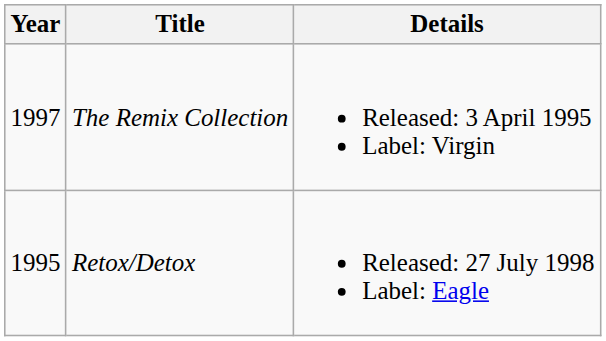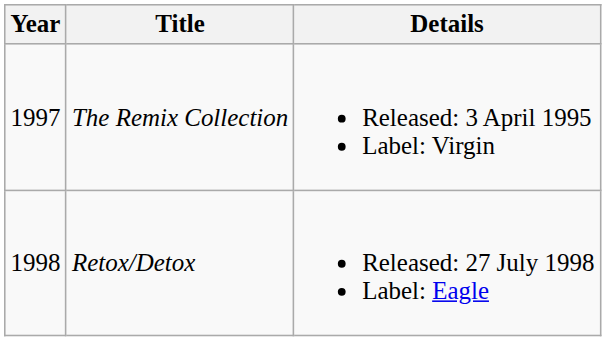(35, 262) 1995 -> (35, 262) 1998
